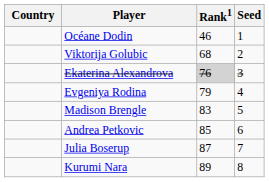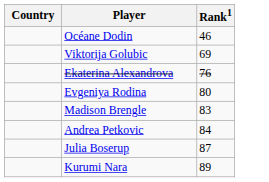- column: (249, 15)
(205, 54) 68 -> (205, 54) 69
(205, 73) lightgrey background -> (205, 73) no background
(205, 92) 79 -> (205, 92) 80
(205, 129) 85 -> (205, 129) 84
